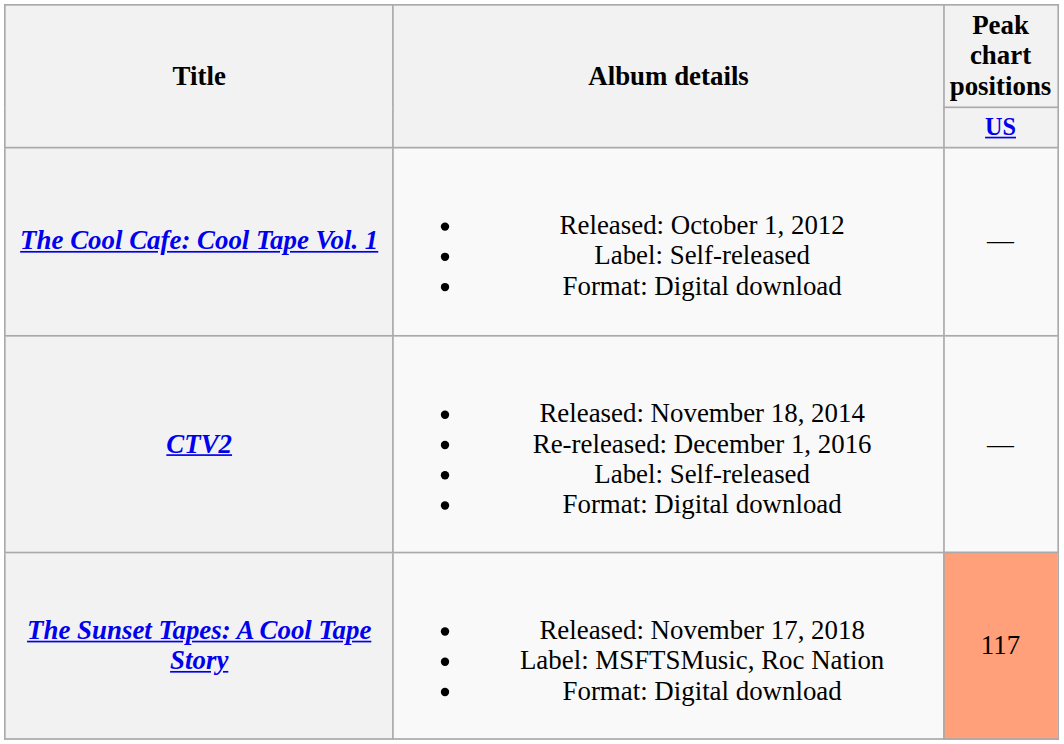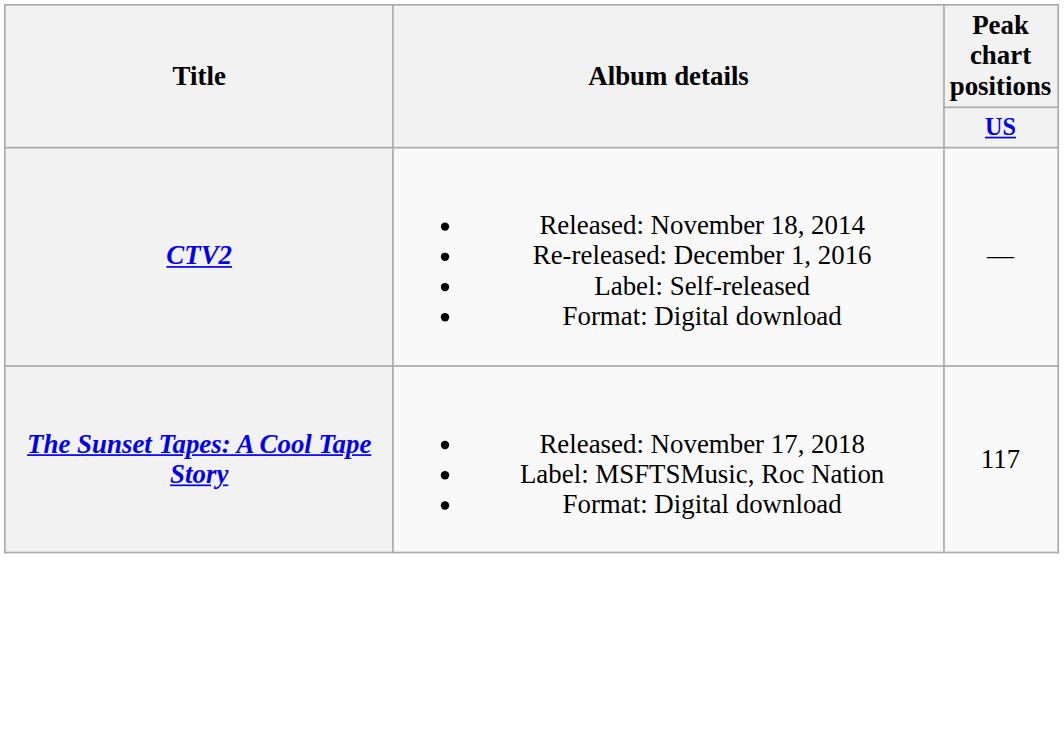- row: (199, 241)
(1001, 645) lightsalmon background -> (1001, 458) no background
